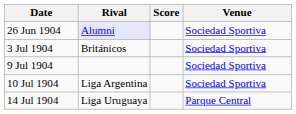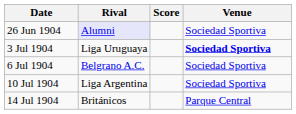(104, 48) Británicos -> (114, 48) Liga Uruguaya
(226, 48) normal -> (228, 48) bold
+ row: (30, 65)
- row: (30, 65)
(114, 100) Liga Uruguaya -> (104, 100) Británicos
